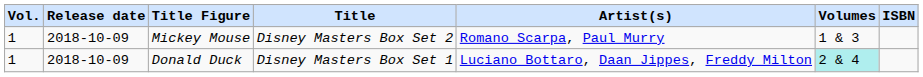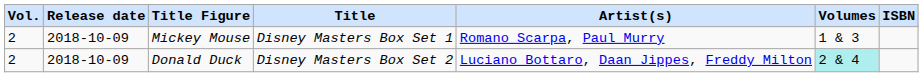(12, 38) 1 -> (12, 38) 2
(355, 38) Disney Masters Box Set 2 -> (355, 38) Disney Masters Box Set 1
(12, 60) 1 -> (12, 60) 2
(355, 60) Disney Masters Box Set 1 -> (355, 60) Disney Masters Box Set 2
